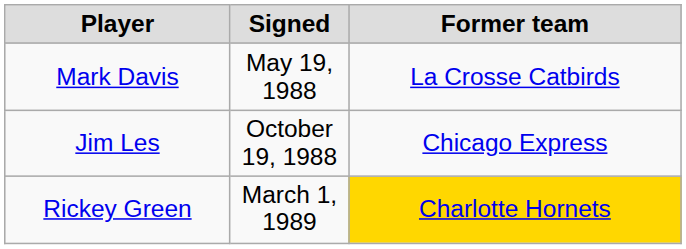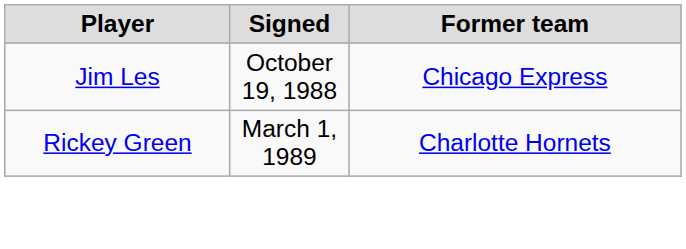- row: (117, 76)
(515, 209) gold background -> (515, 142) no background
